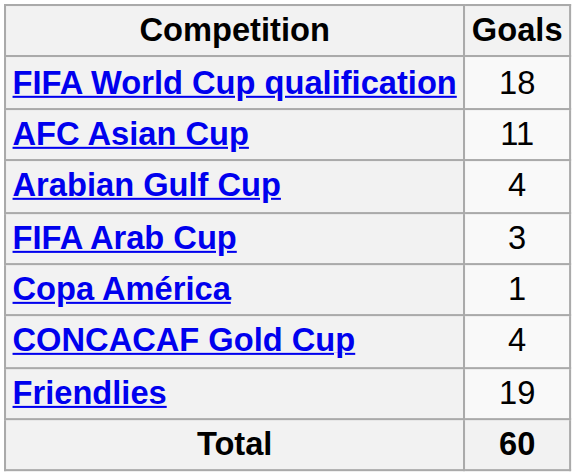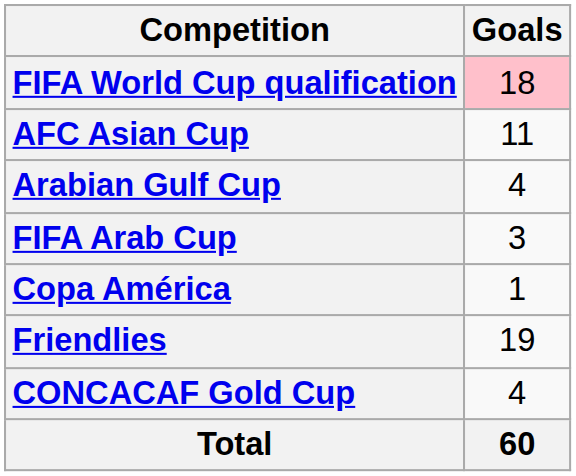(517, 82) no background -> (517, 82) pink background
rows swapped: (184, 340) <-> (90, 392)
